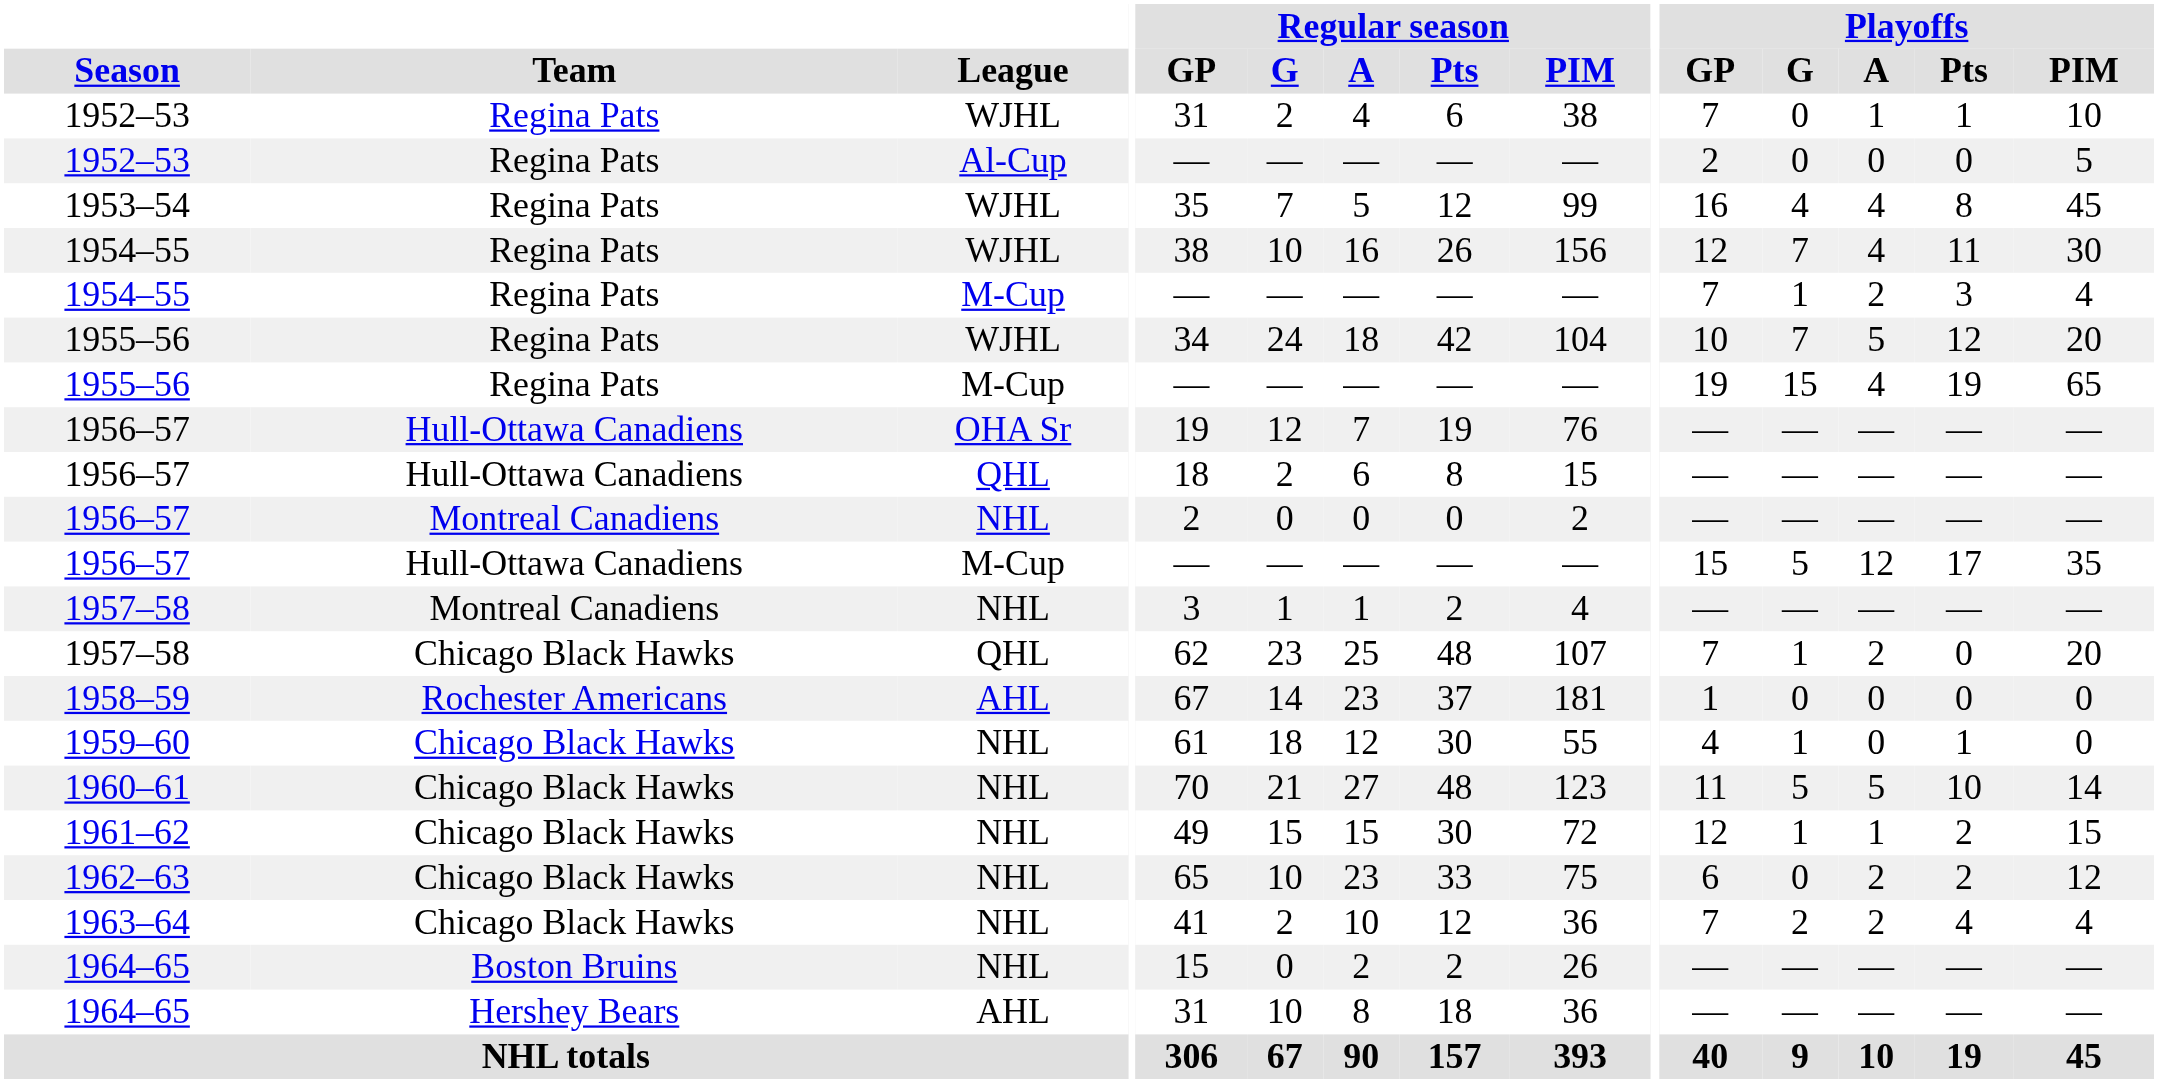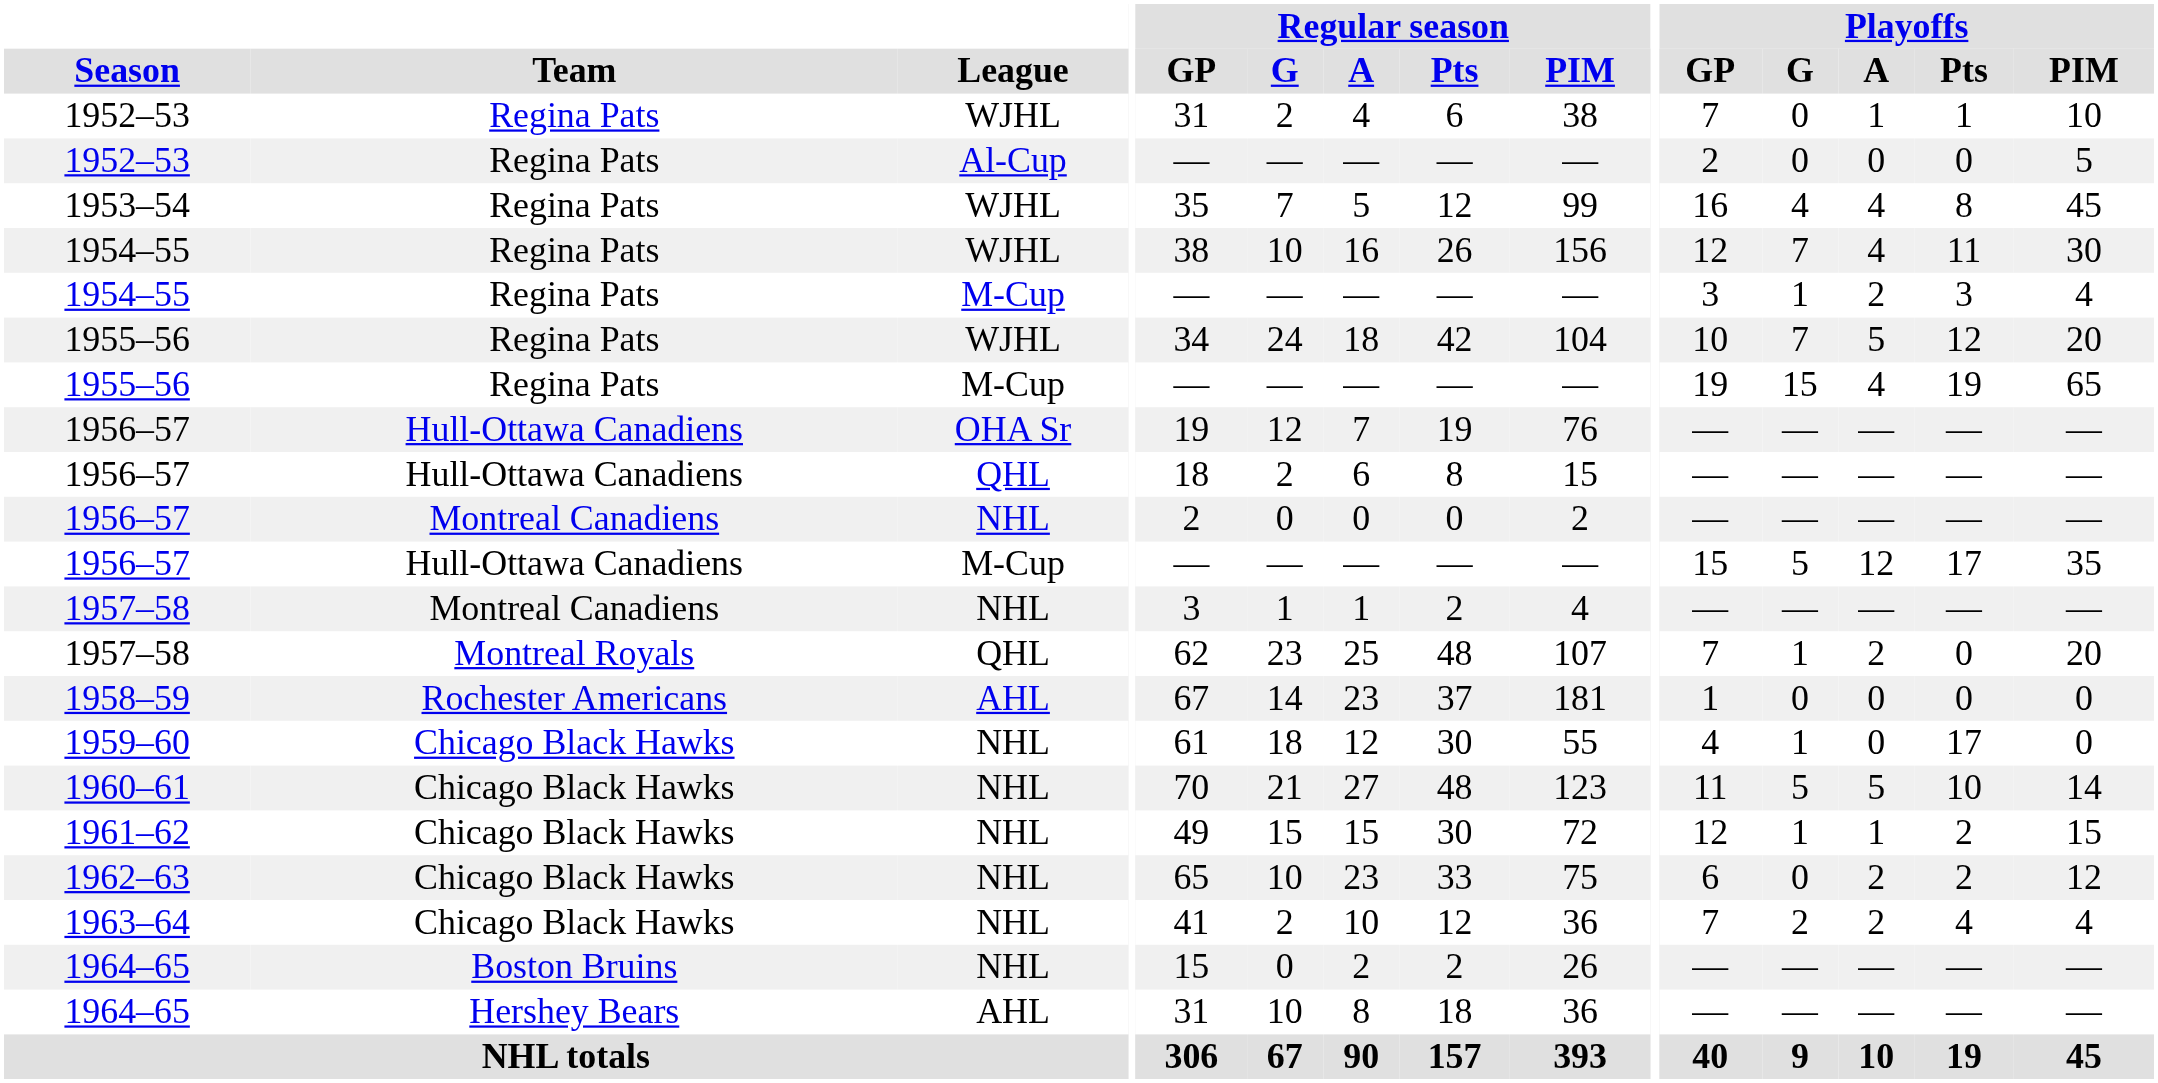(1710, 294) 7 -> (1710, 294) 3
(574, 652) Chicago Black Hawks -> (574, 652) Montreal Royals
(1964, 742) 1 -> (1964, 742) 17
